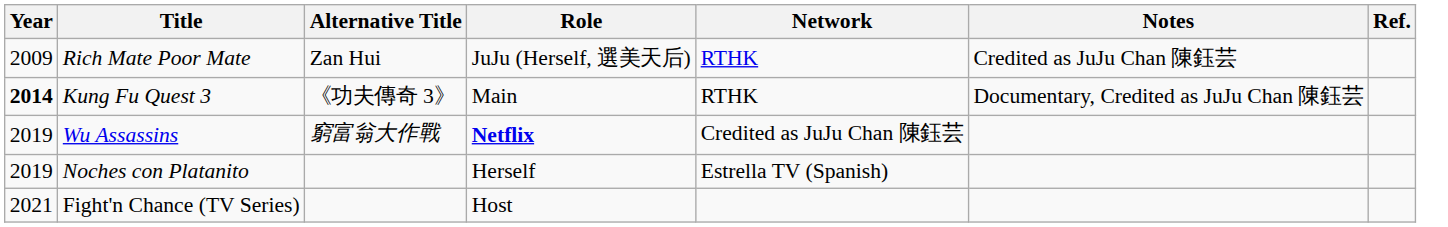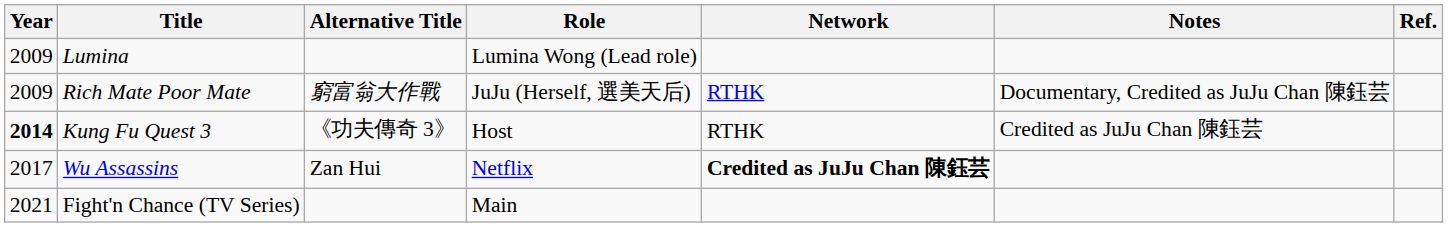+ row: (96, 55)
(345, 57) Zan Hui -> (374, 91) 窮富翁大作戰
(1105, 57) Credited as JuJu Chan 陳鈺芸 -> (1195, 91) Documentary, Credited as JuJu Chan 陳鈺芸
(495, 96) Main -> (492, 130) Host
(1168, 95) Documentary, Credited as JuJu Chan 陳鈺芸 -> (1131, 129) Credited as JuJu Chan 陳鈺芸
(31, 134) 2019 -> (31, 168) 2017
(374, 133) 窮富翁大作戰 -> (345, 168) Zan Hui
(503, 134) bold -> (502, 168) normal
(832, 133) normal -> (848, 168) bold
- row: (156, 170)
(492, 205) Host -> (495, 205) Main
